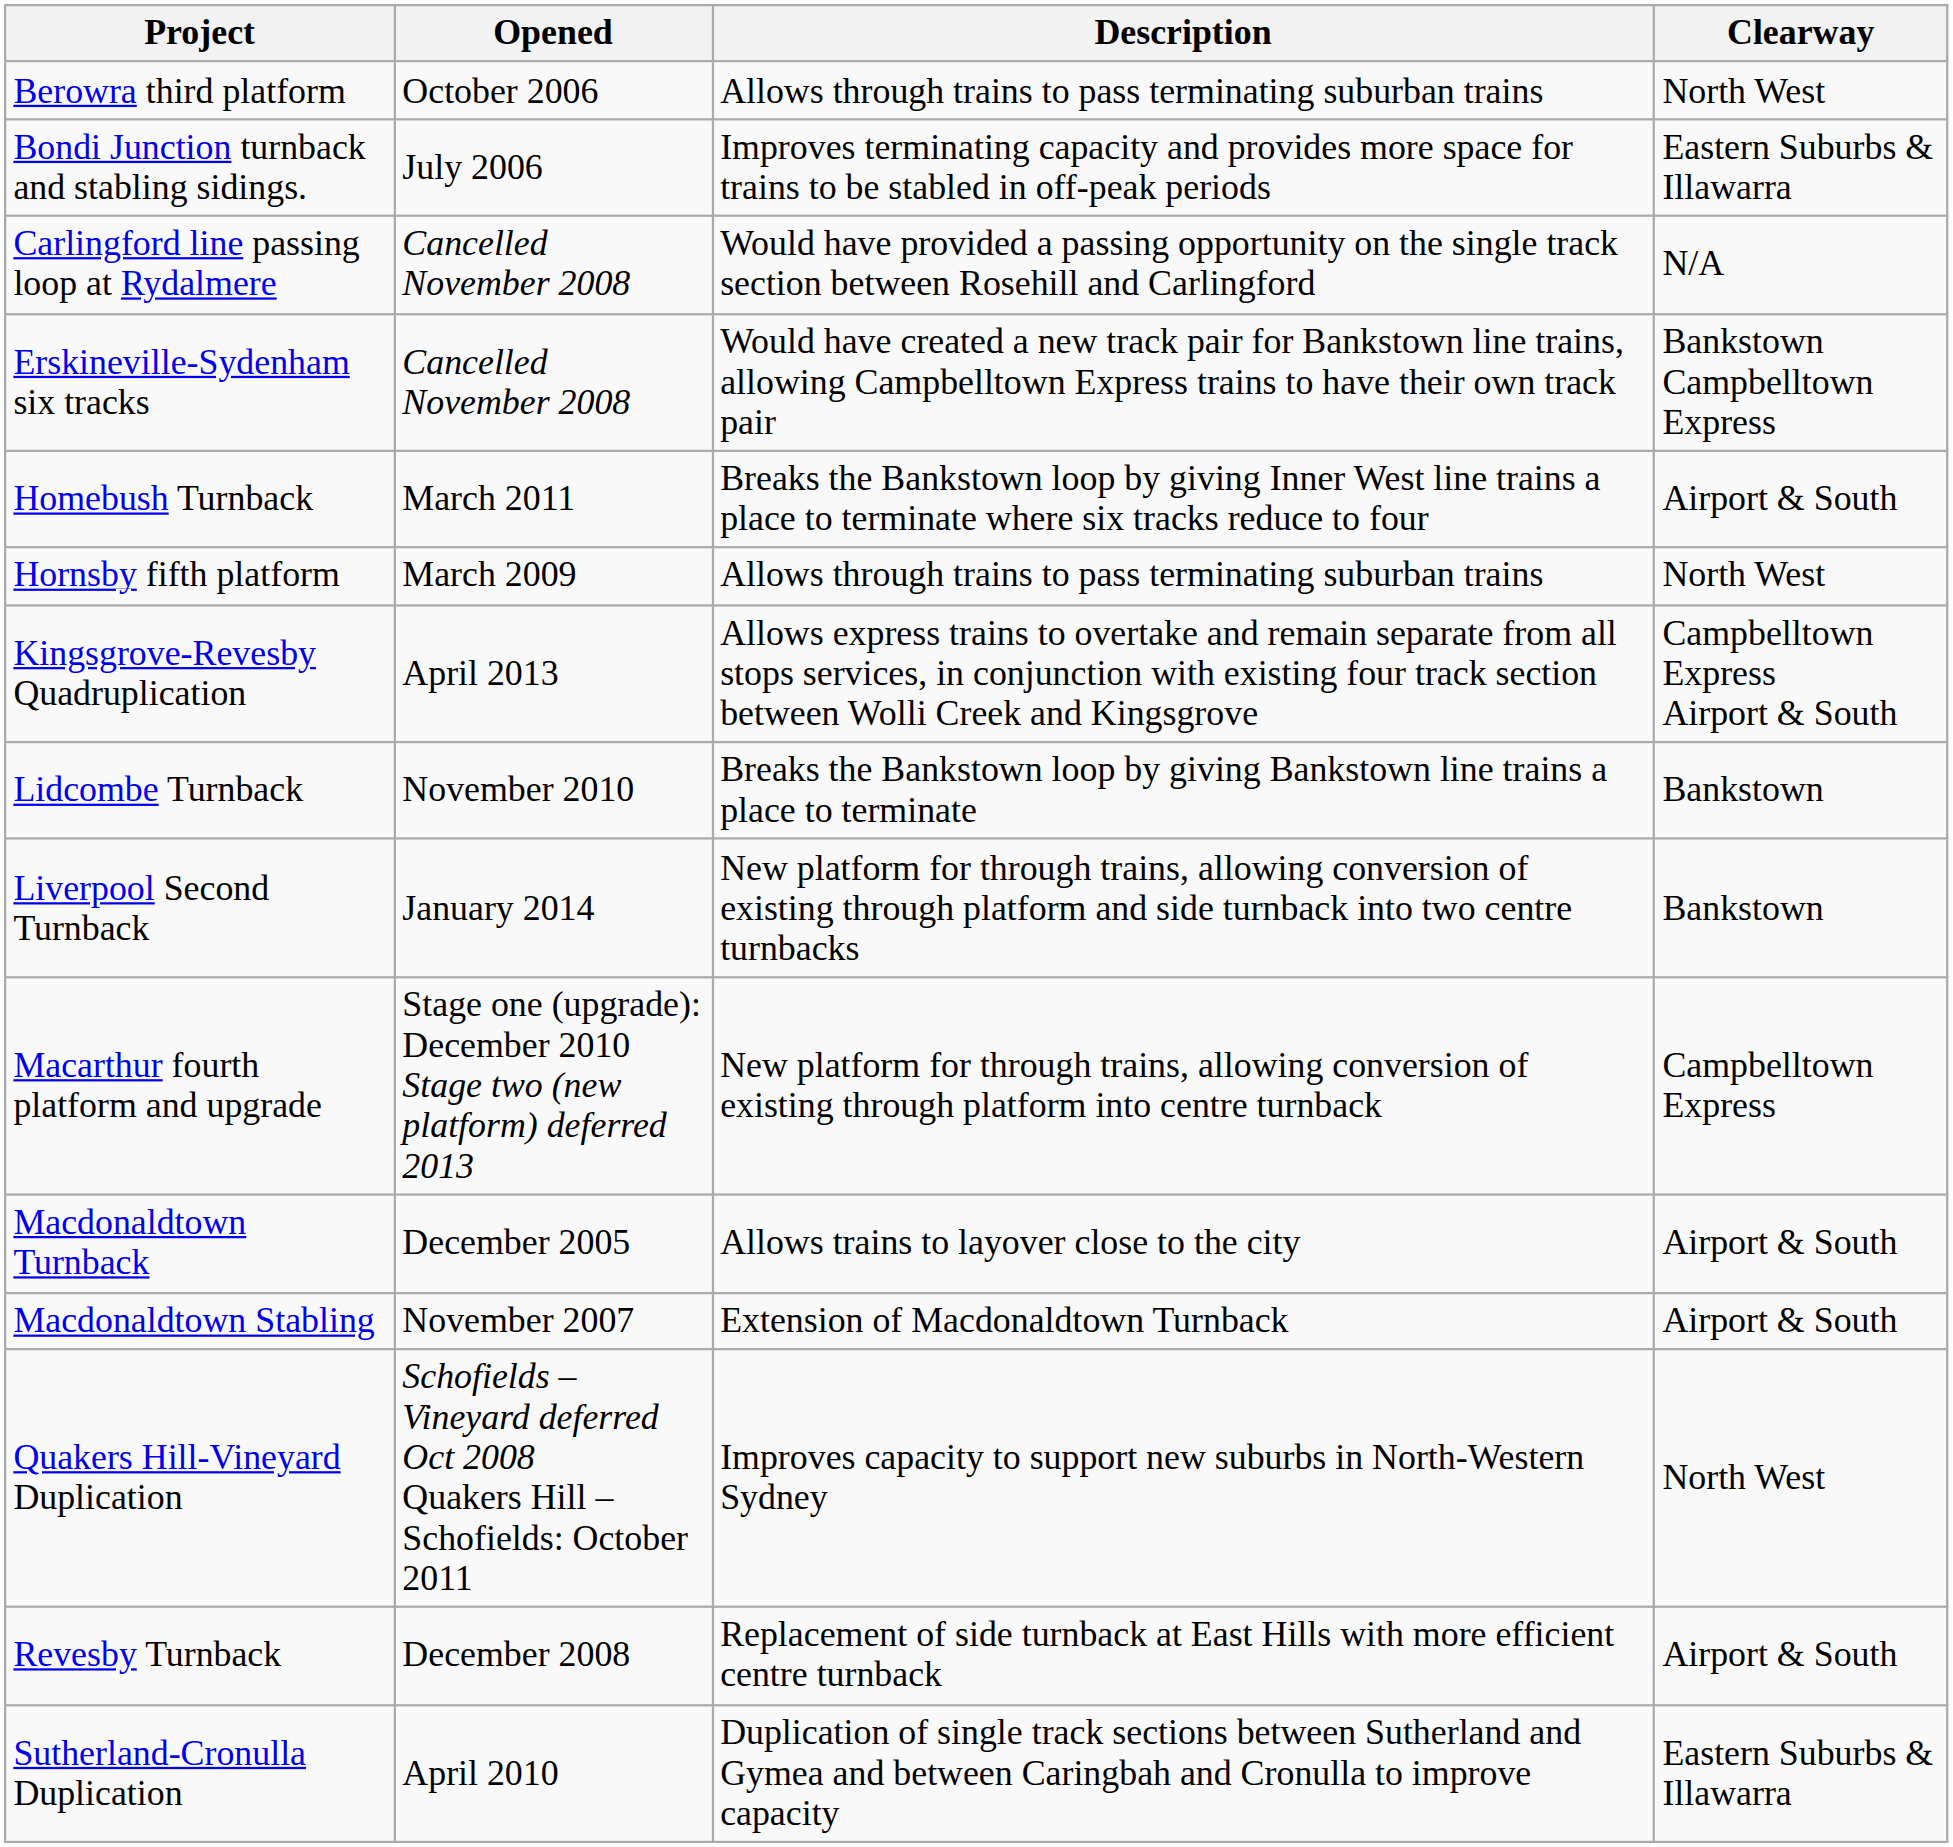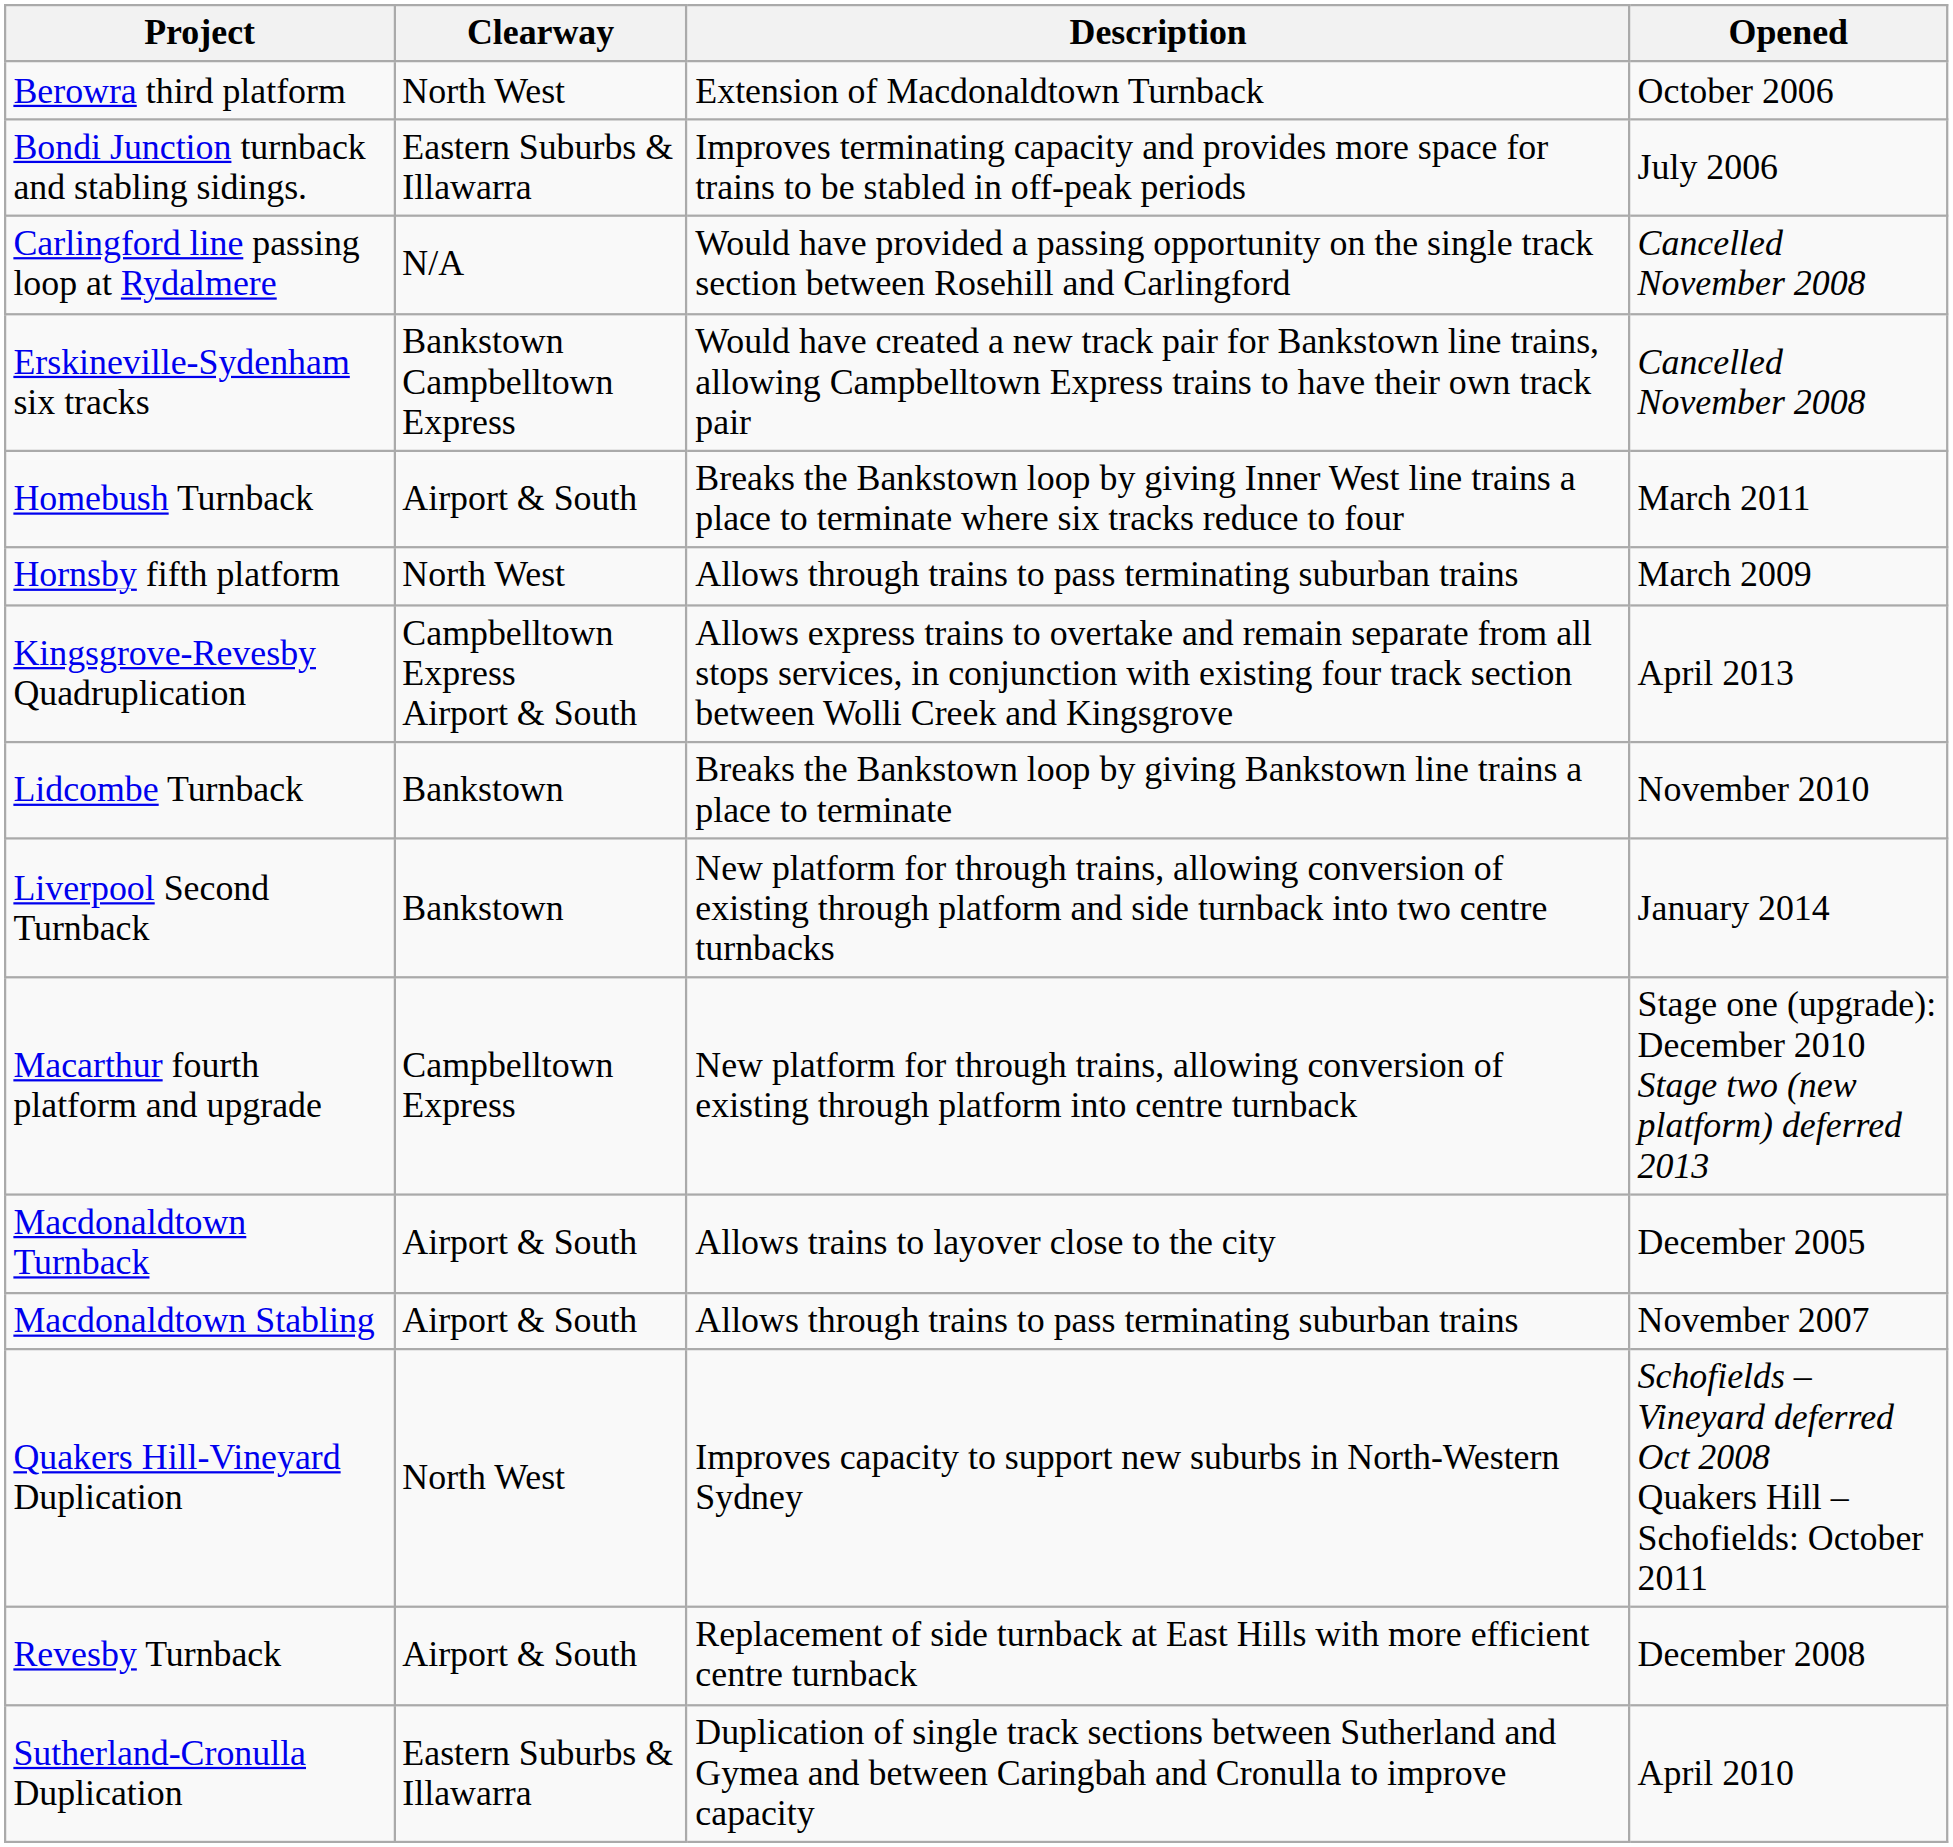columns swapped: (1801, 32) <-> (553, 32)
(1132, 89) Allows through trains to pass terminating suburban trains -> (980, 89) Extension of Macdonaldtown Turnback
(1004, 1319) Extension of Macdonaldtown Turnback -> (1107, 1319) Allows through trains to pass terminating suburban trains
